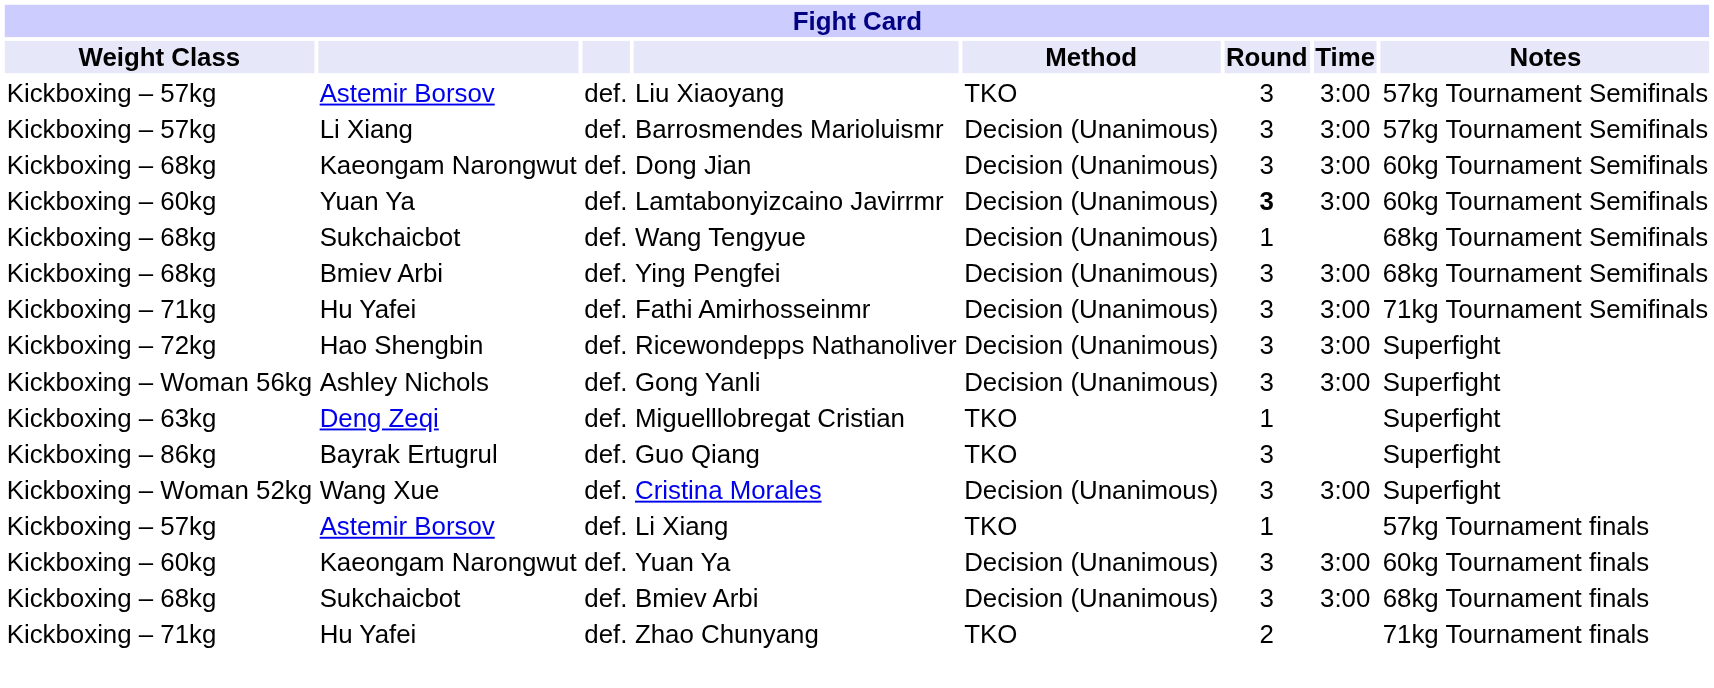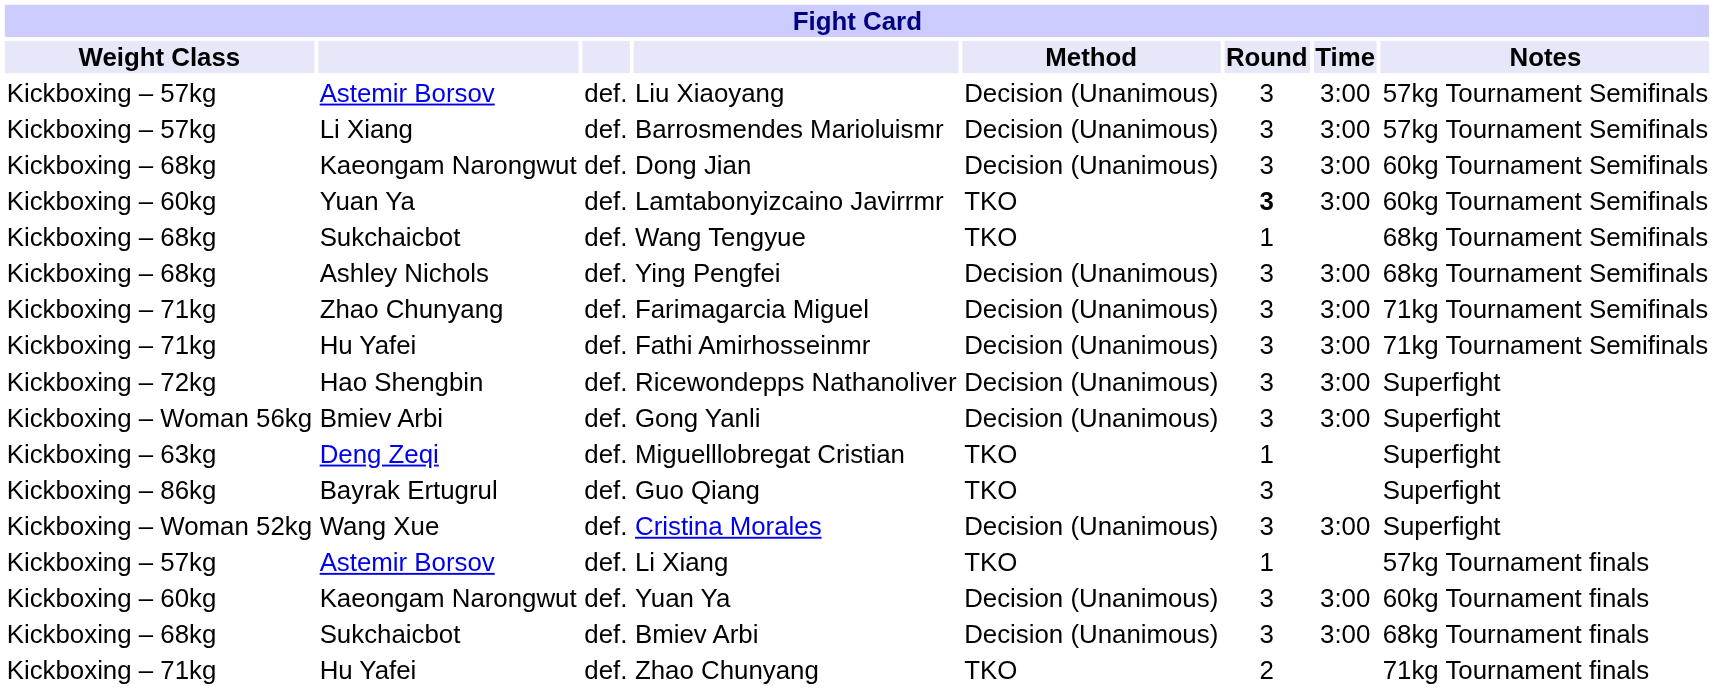(991, 93) TKO -> (1091, 93) Decision (Unanimous)
(1091, 201) Decision (Unanimous) -> (991, 201) TKO
(1091, 238) Decision (Unanimous) -> (991, 238) TKO
(381, 274) Bmiev Arbi -> (404, 274) Ashley Nichols
+ row: (752, 310)
(404, 382) Ashley Nichols -> (381, 418) Bmiev Arbi
